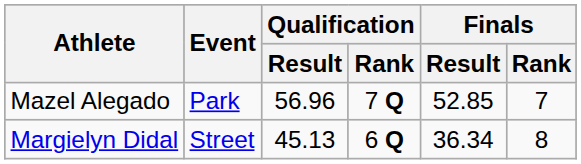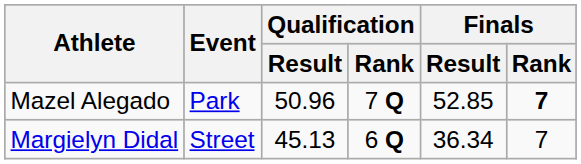(305, 101) 56.96 -> (305, 101) 50.96
(541, 101) normal -> (541, 101) bold
(541, 140) 8 -> (541, 140) 7
